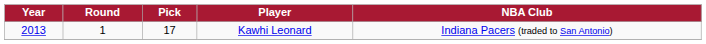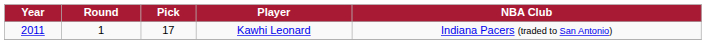(34, 30) 2013 -> (33, 30) 2011
